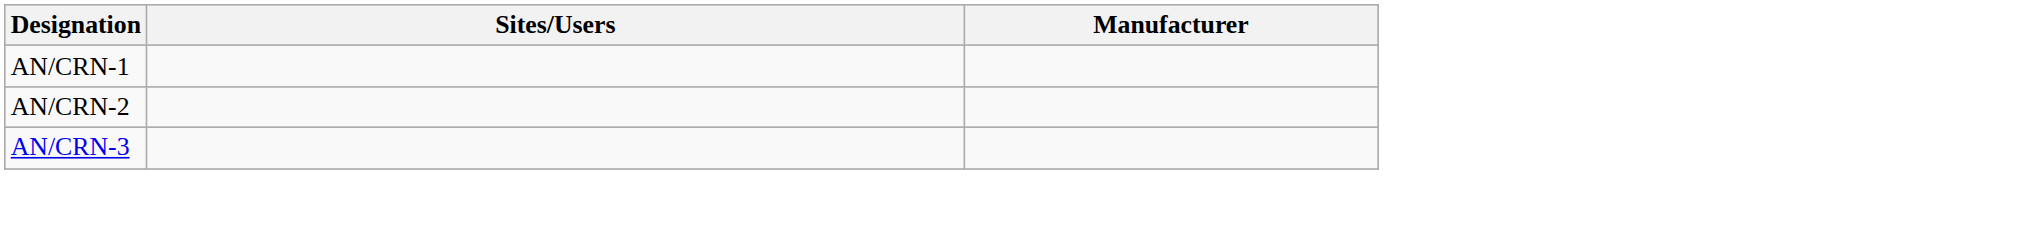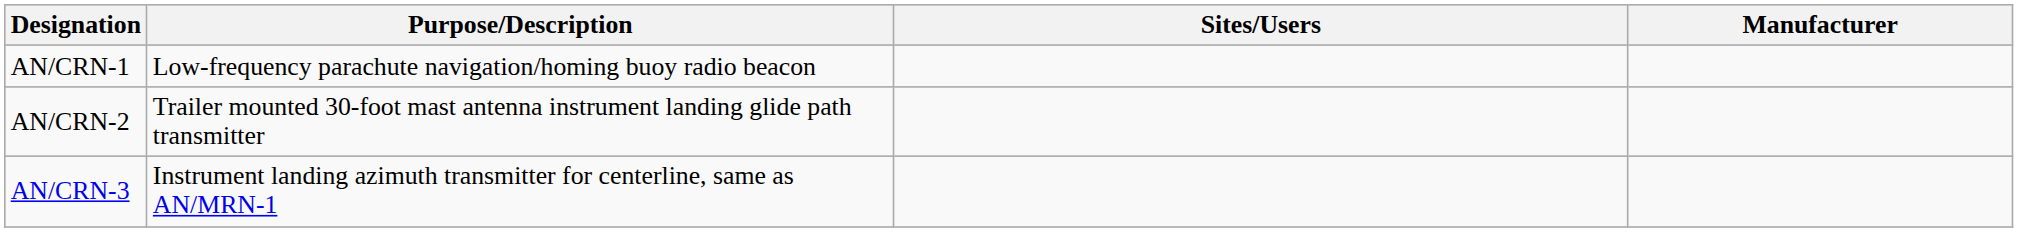+ column: (520, 24)
